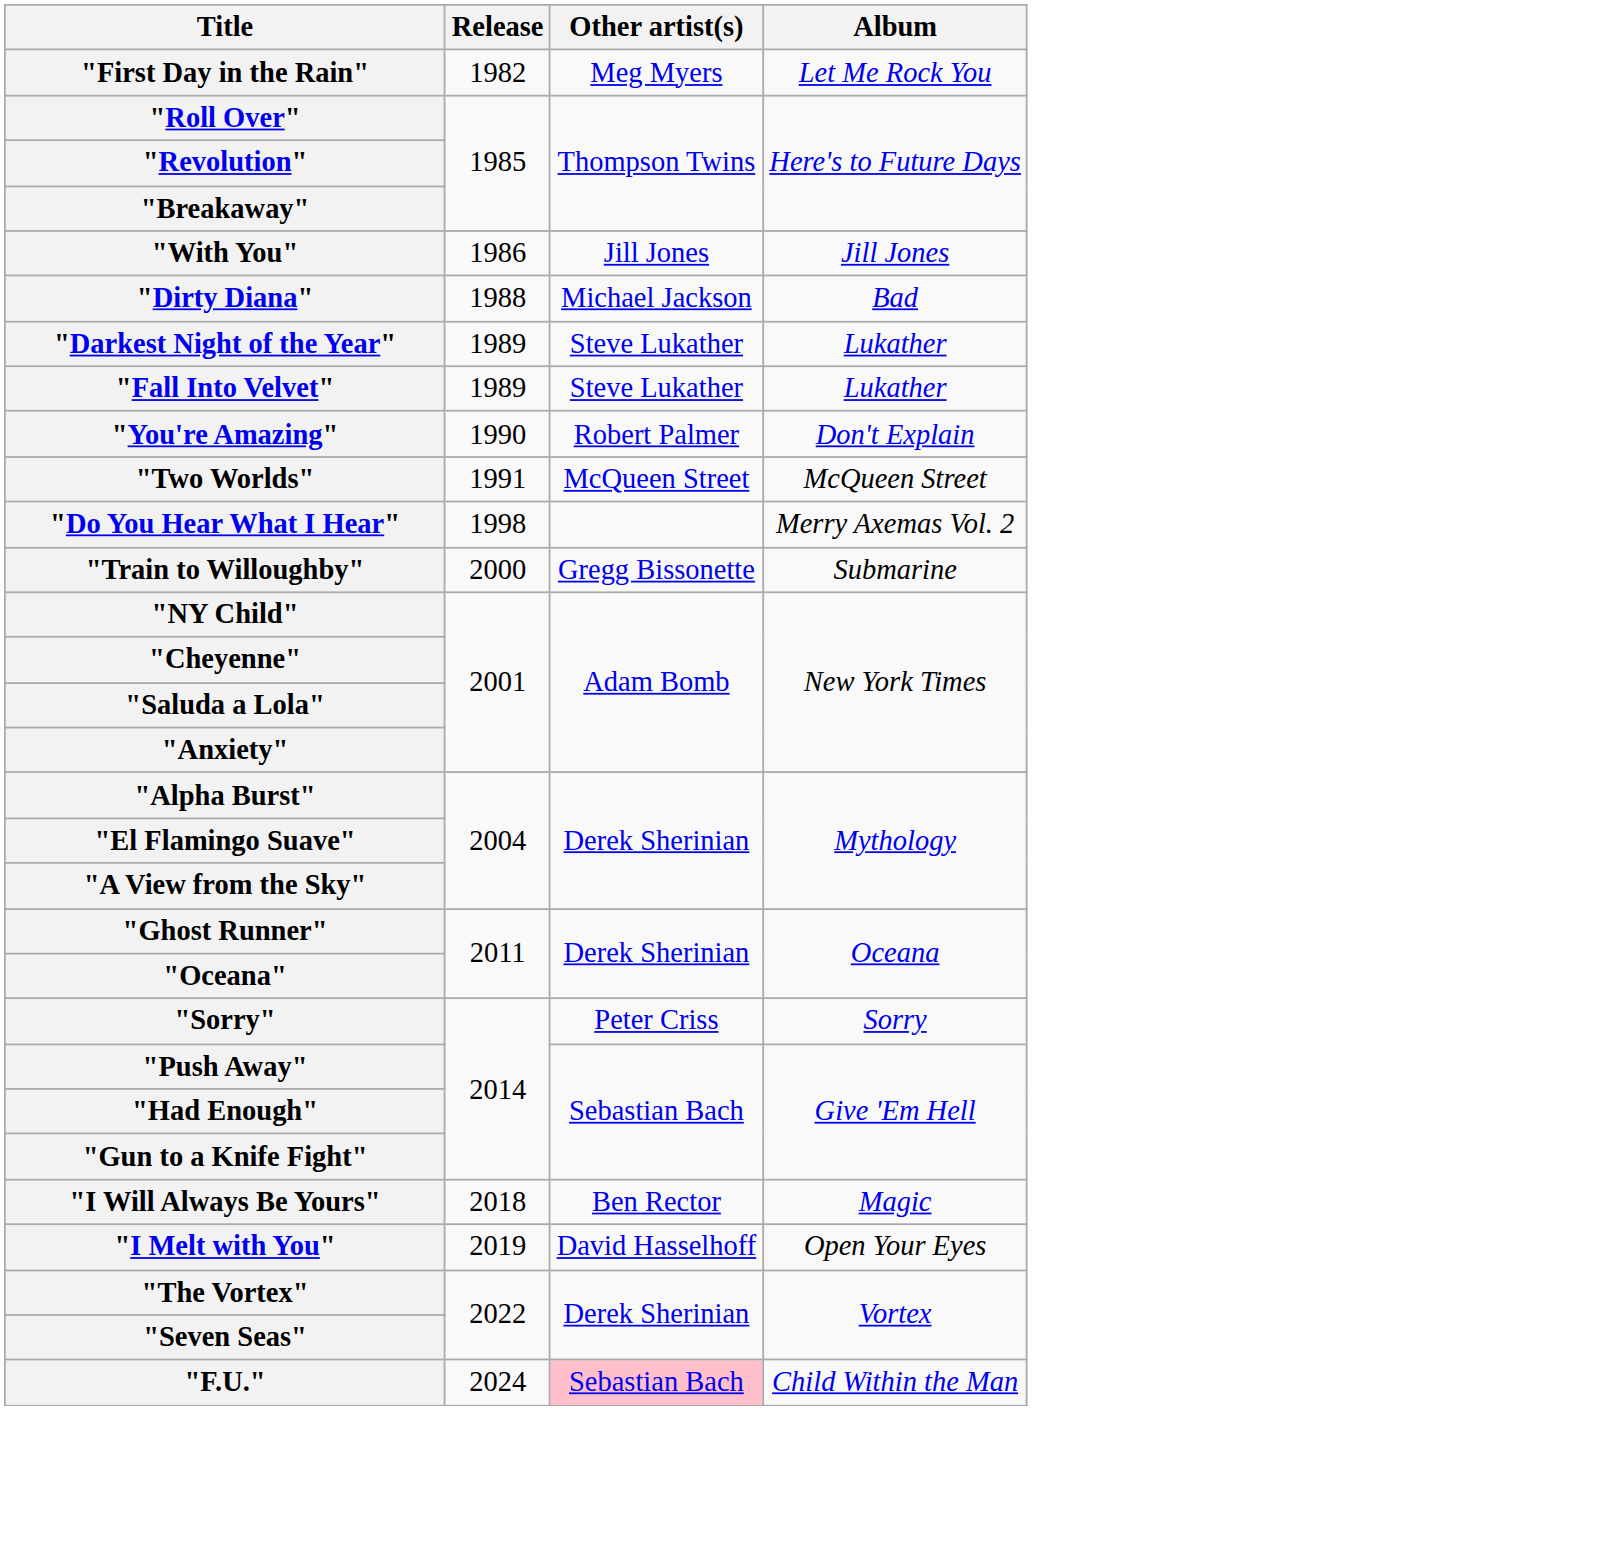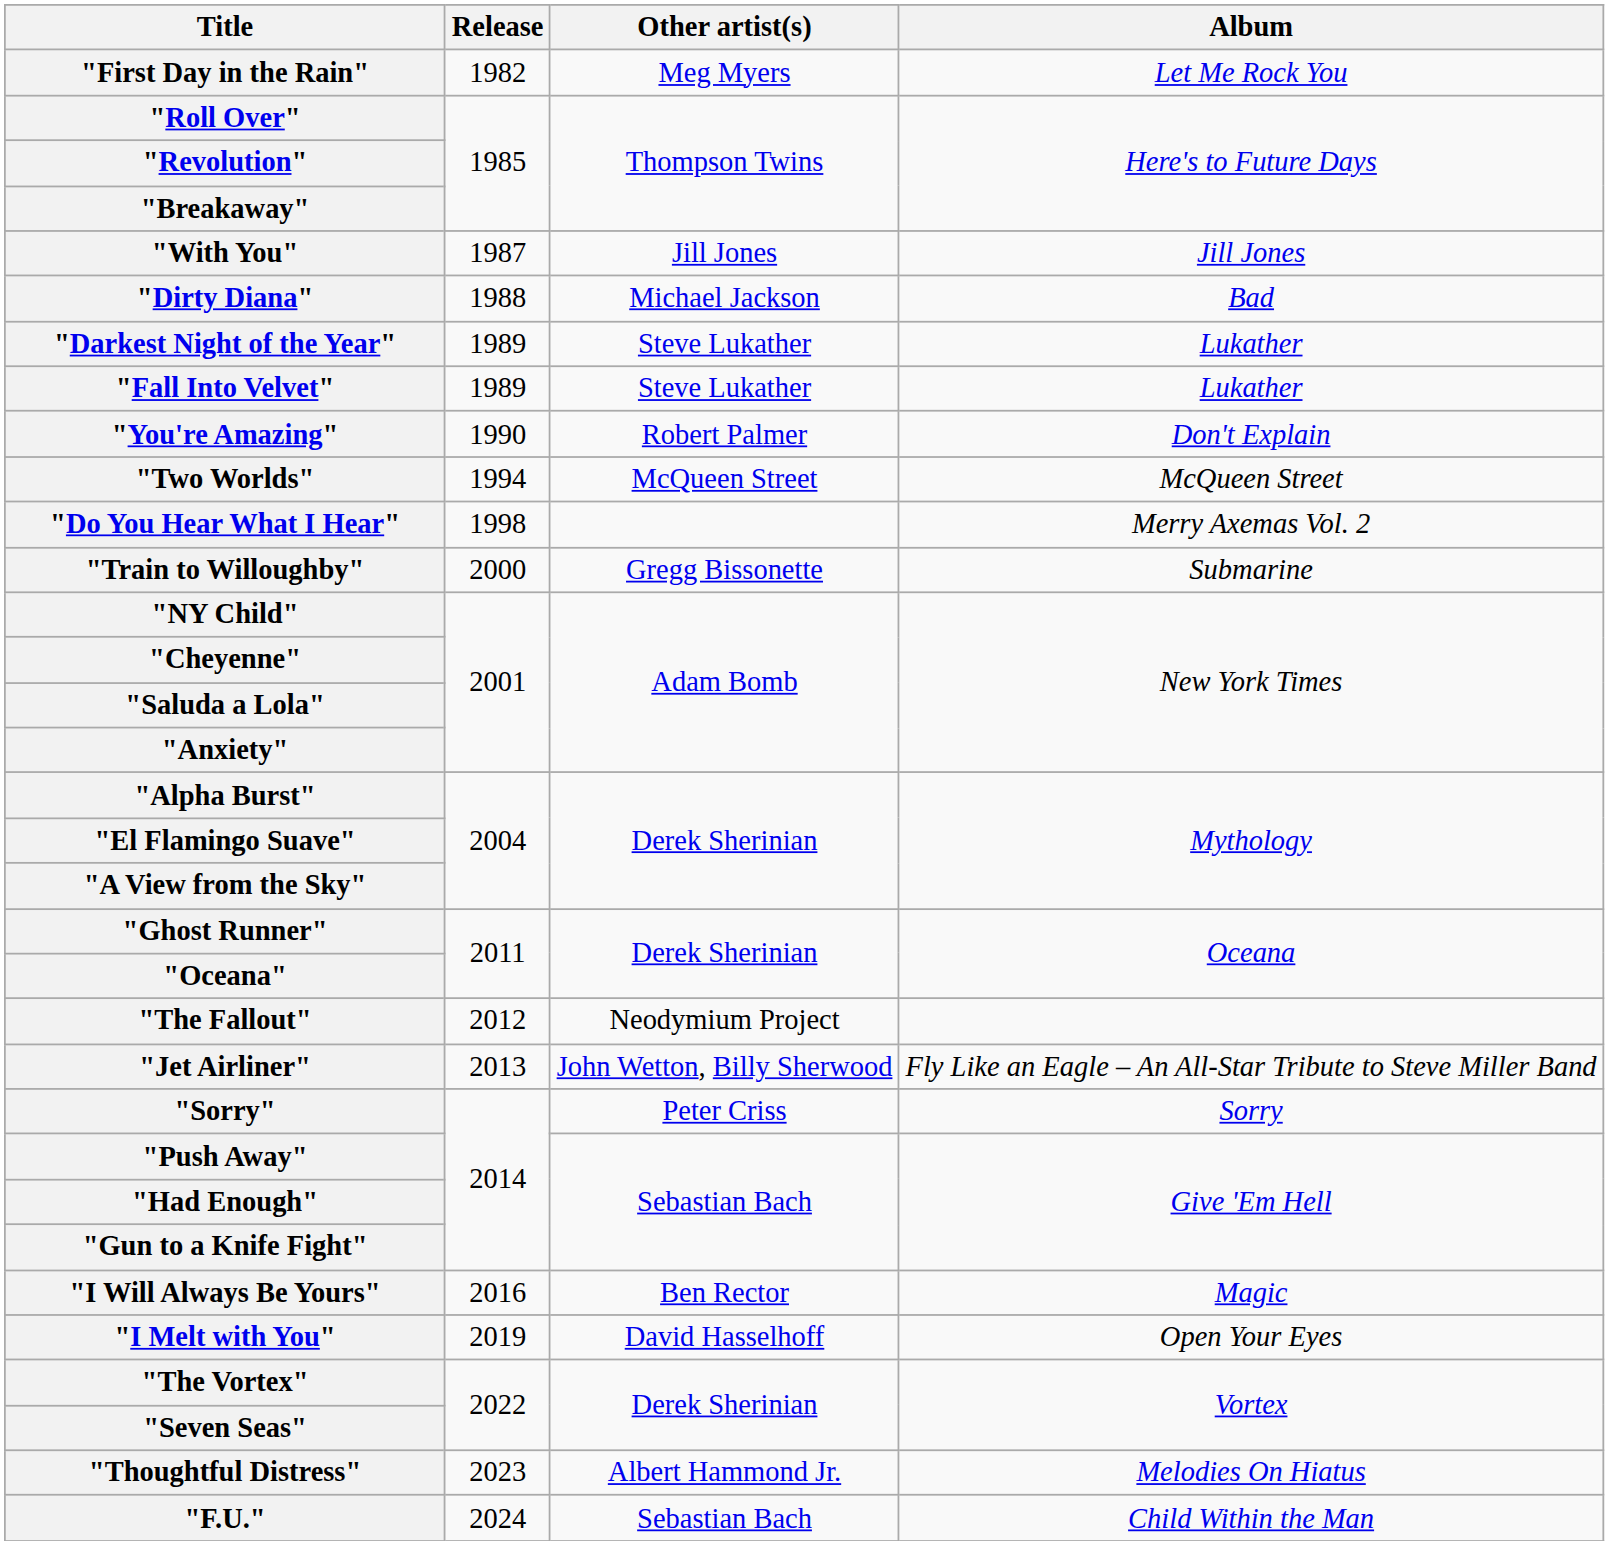(498, 252) 1986 -> (498, 252) 1987
(498, 478) 1991 -> (498, 478) 1994
+ row: (225, 1020)
+ row: (225, 1065)
(498, 1201) 2018 -> (498, 1291) 2016
+ row: (225, 1472)
(656, 1382) pink background -> (725, 1517) no background
